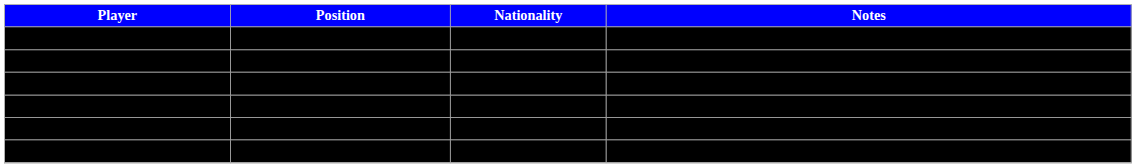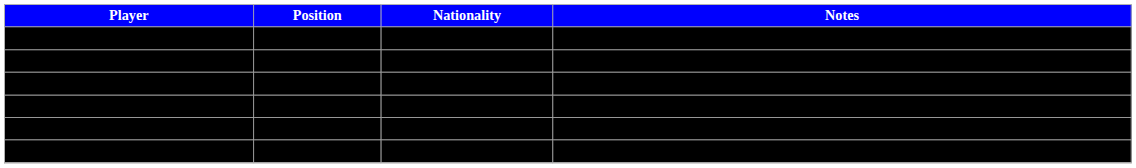(869, 38) Competed at Cushing Academy -> (842, 38) Hails from Veikkola, Finland
+ row: (129, 60)
(340, 83) Forward/Defense -> (317, 106) Defense
(340, 106) Defense -> (317, 128) Forward
- row: (117, 128)
(869, 151) Hails from Veikkola, Finland -> (842, 151) Competed at Cushing Academy
